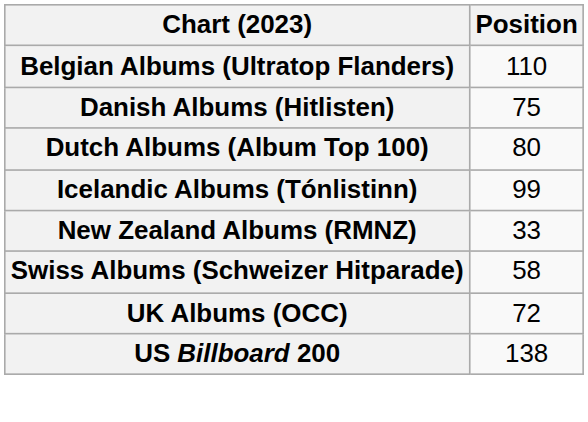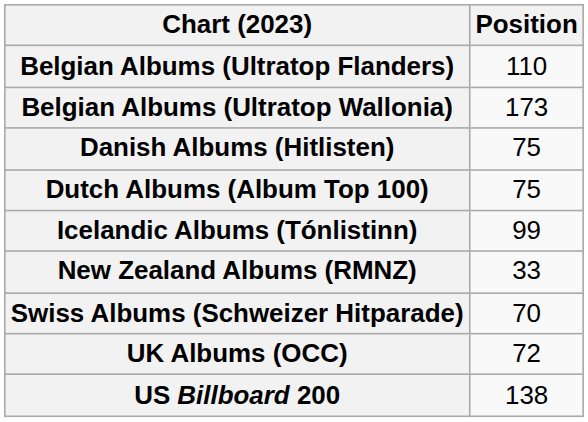+ row: (237, 107)
(527, 148) 80 -> (527, 189) 75
(527, 271) 58 -> (527, 312) 70
